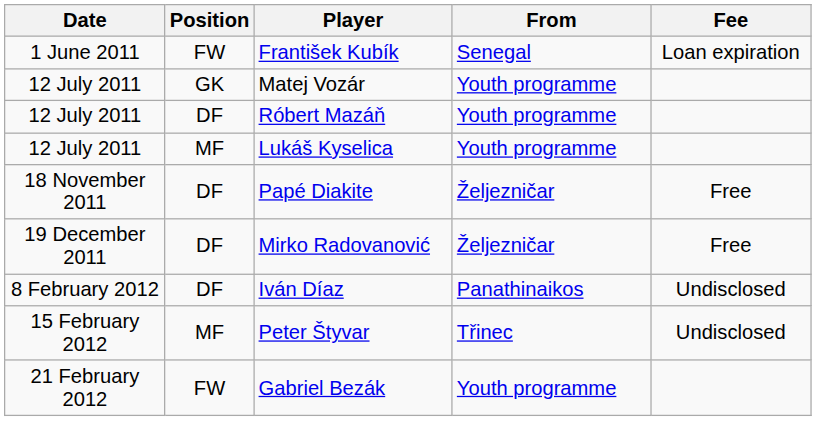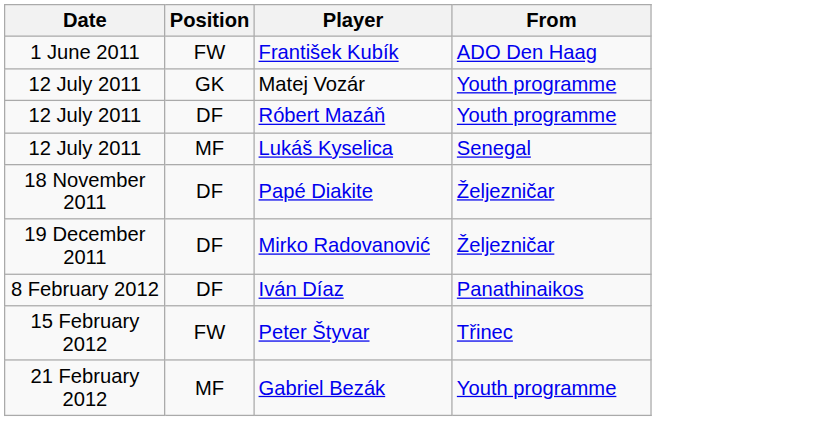- column: (731, 20)
(494, 52) Senegal -> (527, 52) ADO Den Haag
(537, 148) Youth programme -> (494, 148) Senegal
(210, 332) MF -> (210, 332) FW
(210, 387) FW -> (210, 387) MF
